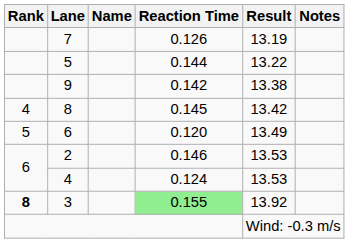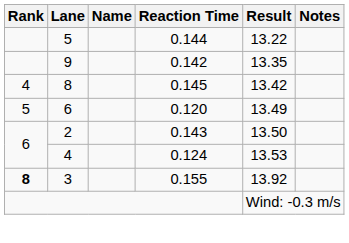- row: (68, 39)
(269, 86) 13.38 -> (269, 62) 13.35
(189, 156) 0.146 -> (189, 132) 0.143
(269, 156) 13.53 -> (269, 132) 13.50
(189, 202) lightgreen background -> (189, 179) no background
